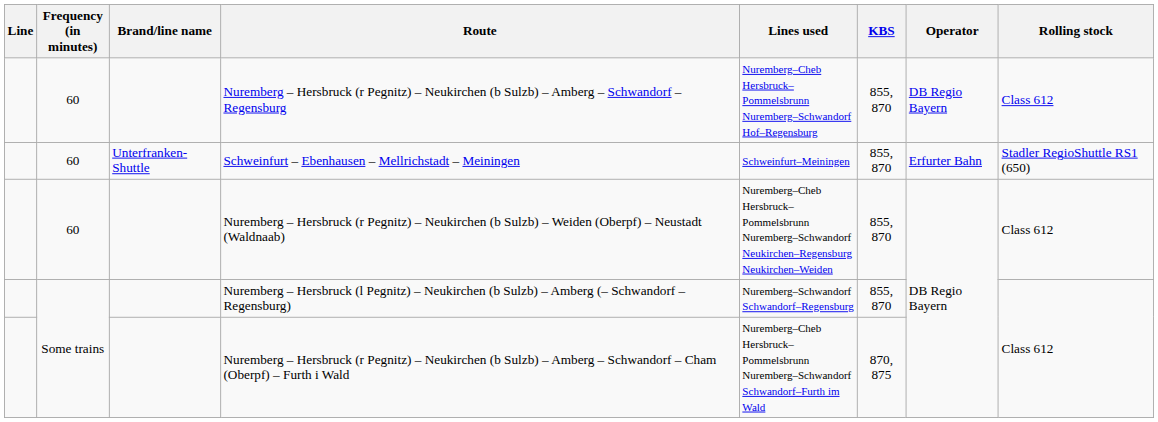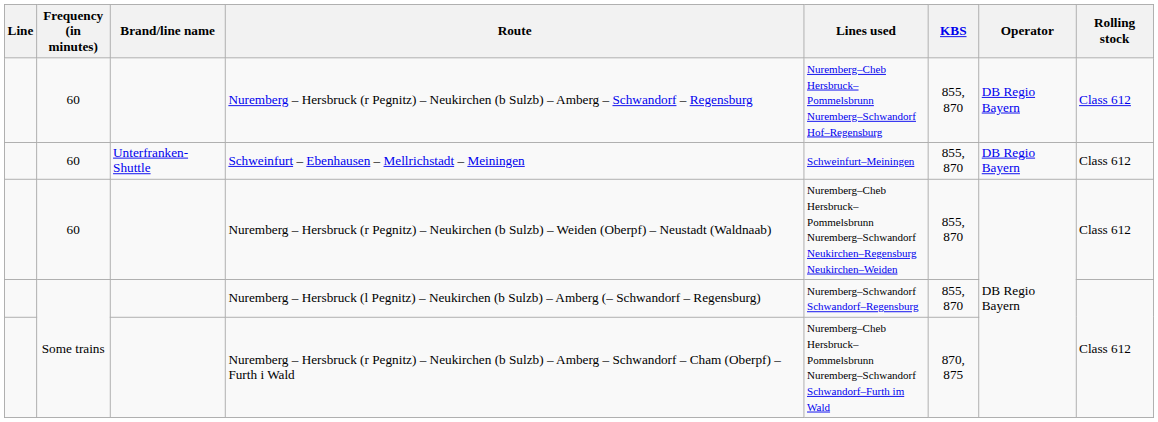(945, 161) Erfurter Bahn -> (1008, 161) DB Regio Bayern
(1070, 161) Stadler RegioShuttle RS1 (650) -> (1105, 161) Class 612
